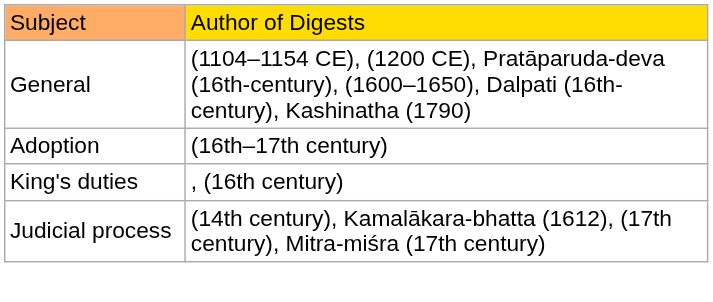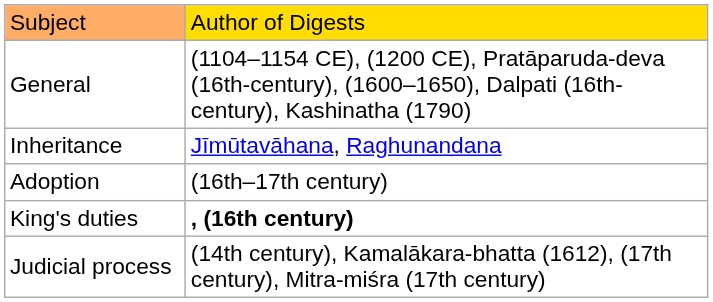+ row: (66, 145)
(267, 181) normal -> (272, 217) bold
